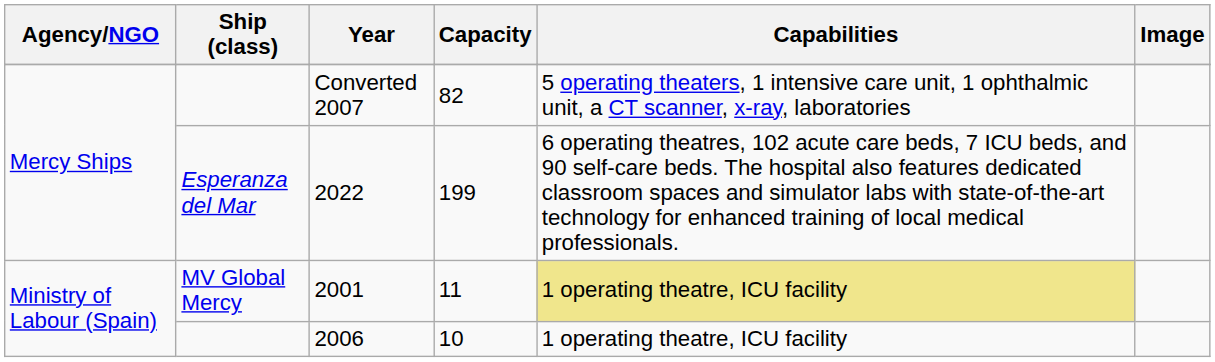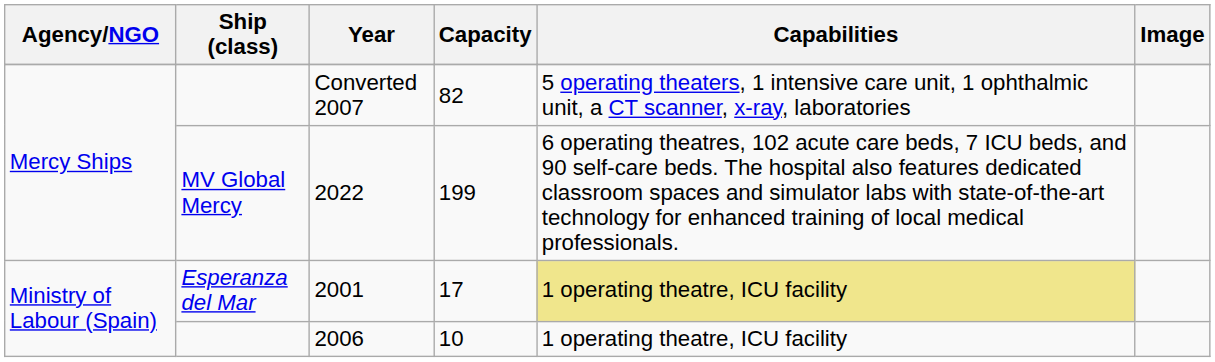(235, 192) Esperanza del Mar -> (233, 192) MV Global Mercy
(233, 290) MV Global Mercy -> (235, 290) Esperanza del Mar
(450, 290) 11 -> (451, 290) 17
